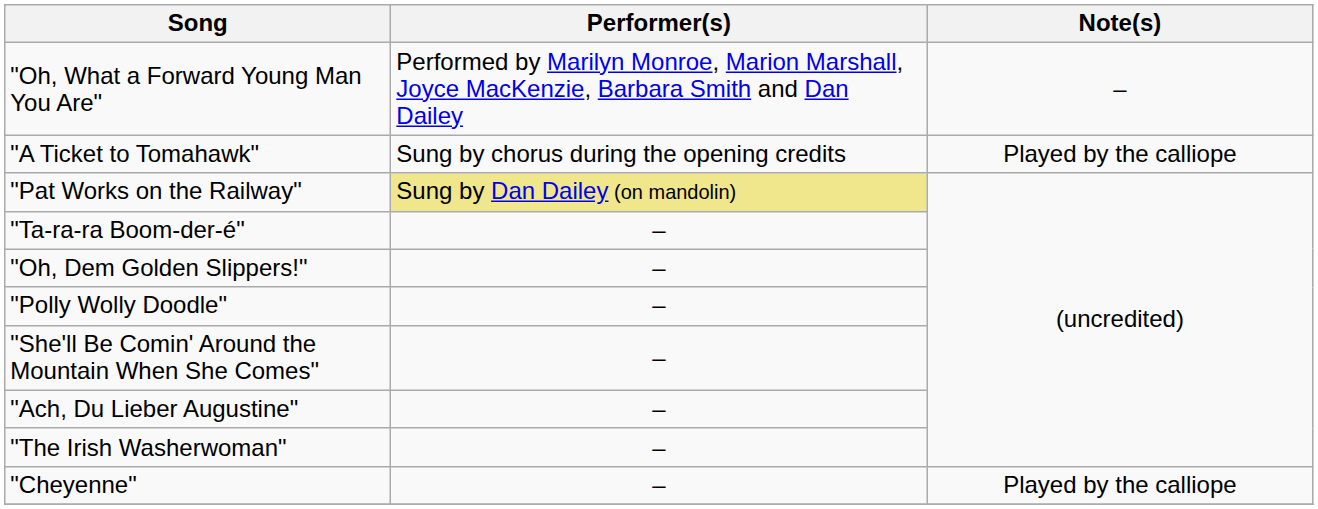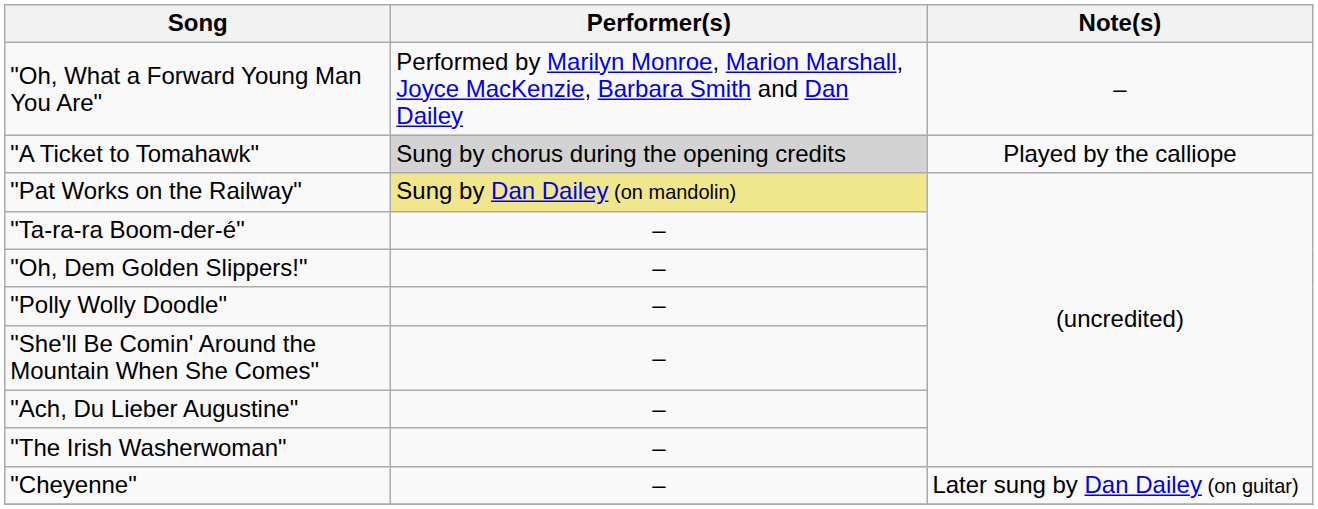(621, 153) no background -> (621, 153) lightgrey background
(1120, 485) Played by the calliope -> (1116, 485) Later sung by Dan Dailey (on guitar)
